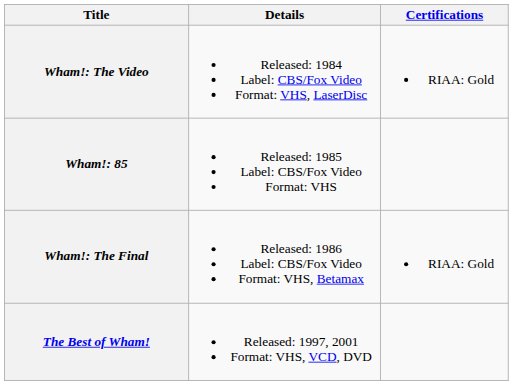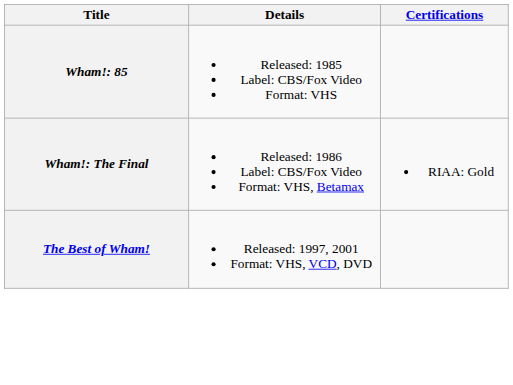- row: (96, 71)
